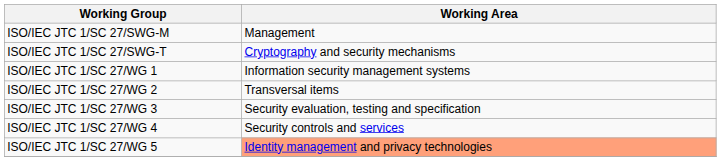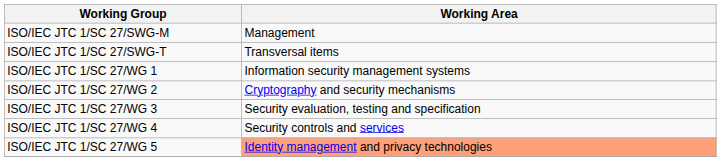(350, 52) Cryptography and security mechanisms -> (292, 52) Transversal items
(292, 90) Transversal items -> (350, 90) Cryptography and security mechanisms
